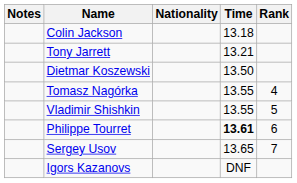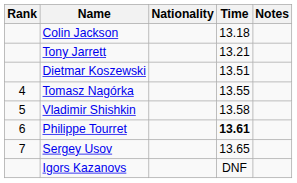columns swapped: (274, 14) <-> (24, 14)
(239, 71) 13.50 -> (234, 71) 13.51
(239, 110) 13.55 -> (234, 110) 13.58
